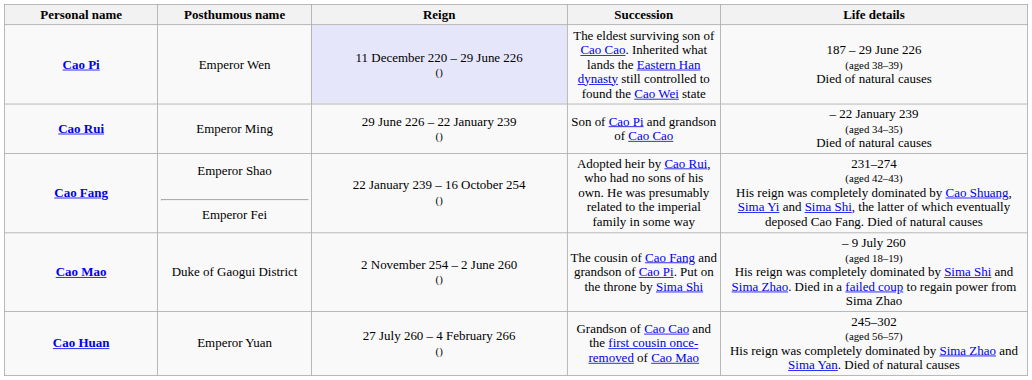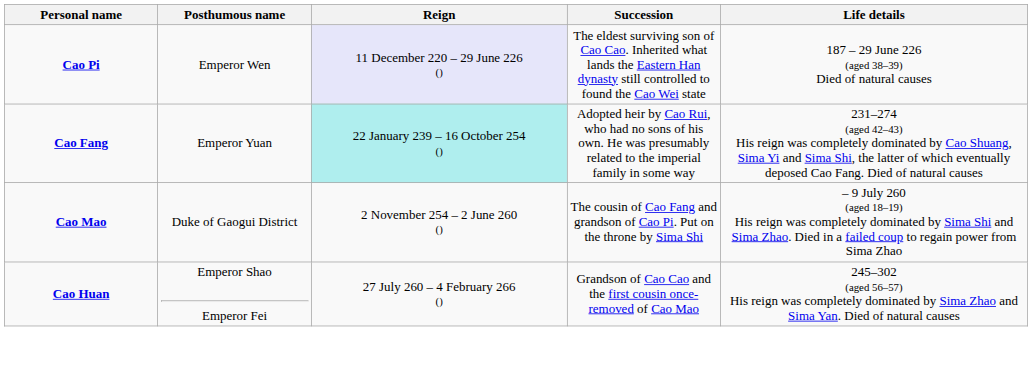- row: (81, 128)
(235, 193) Emperor Shao Emperor Fei -> (235, 143) Emperor Yuan
(439, 193) no background -> (439, 143) paleturquoise background
(235, 343) Emperor Yuan -> (235, 293) Emperor Shao Emperor Fei
